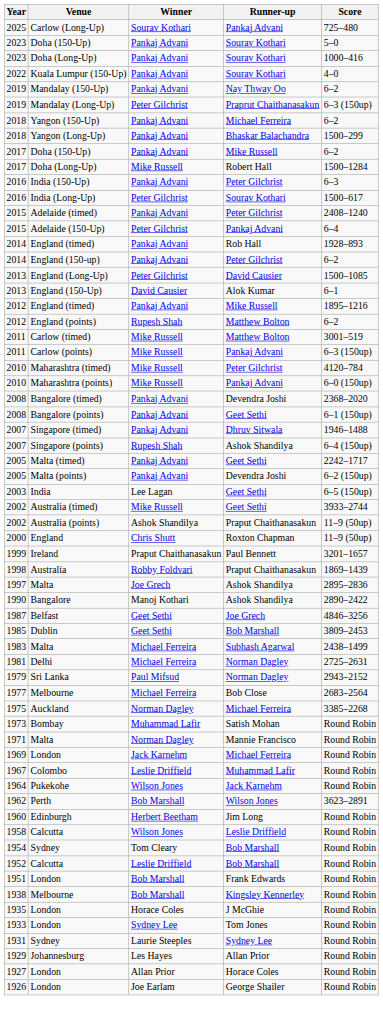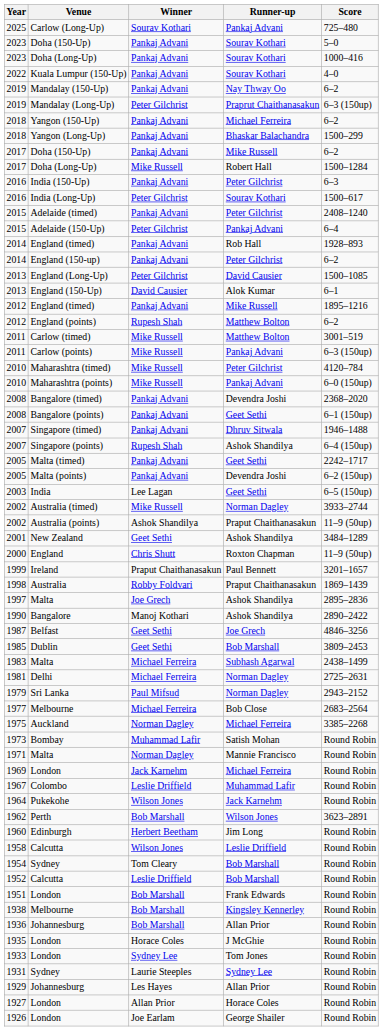(246, 507) Geet Sethi -> (257, 507) Norman Dagley
+ row: (16, 538)
+ row: (16, 925)
